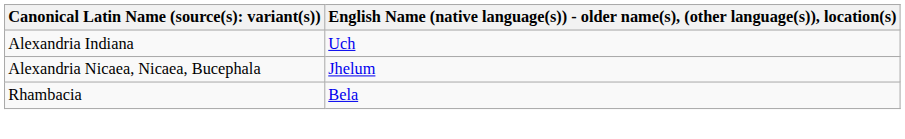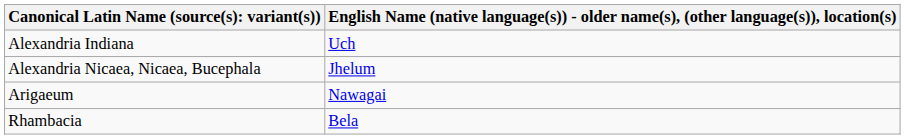+ row: (41, 95)
